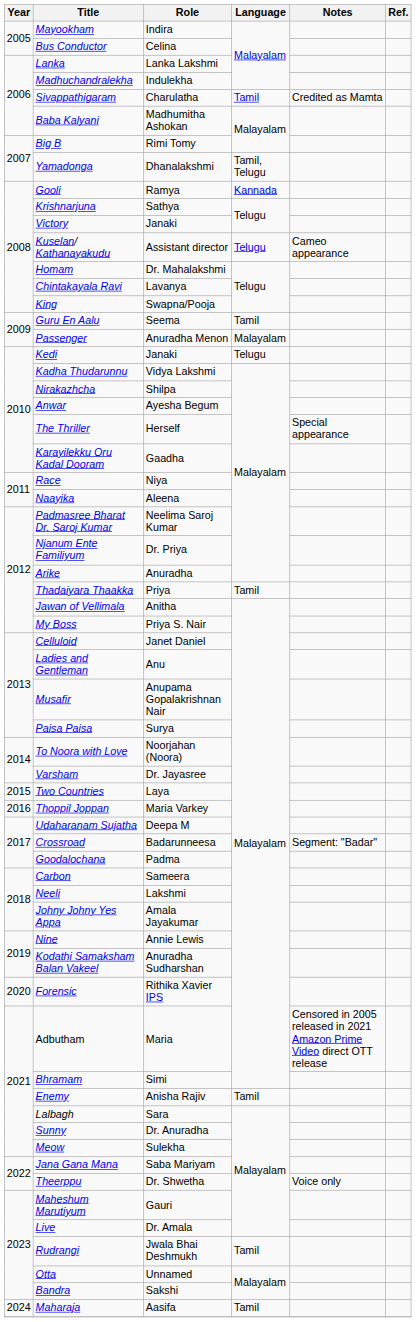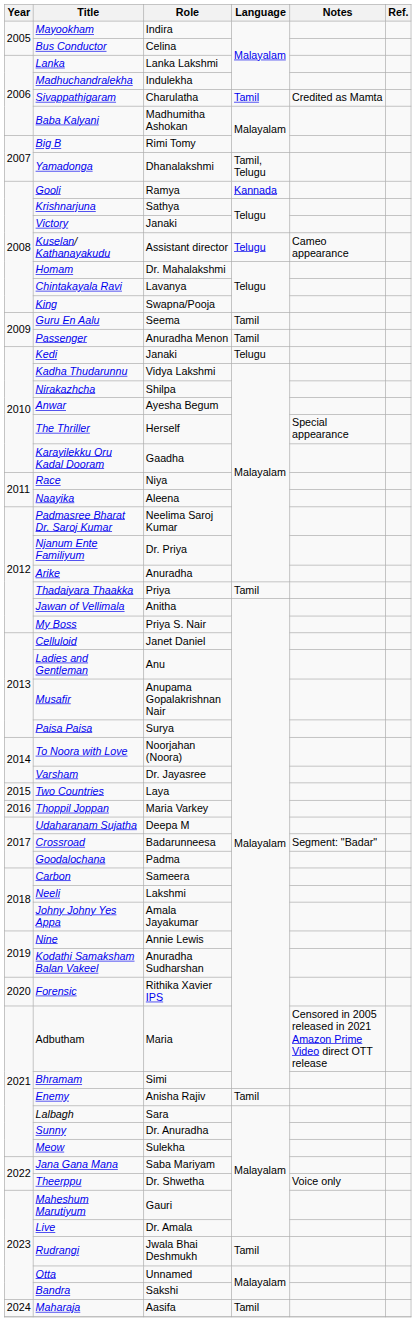(260, 338) Malayalam -> (247, 338) Tamil
